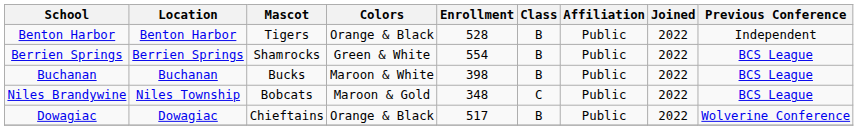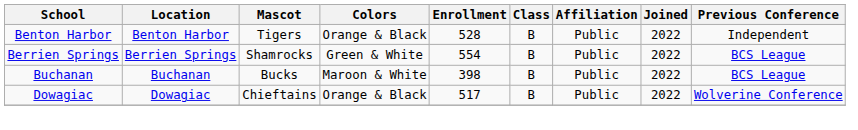- row: (67, 95)
